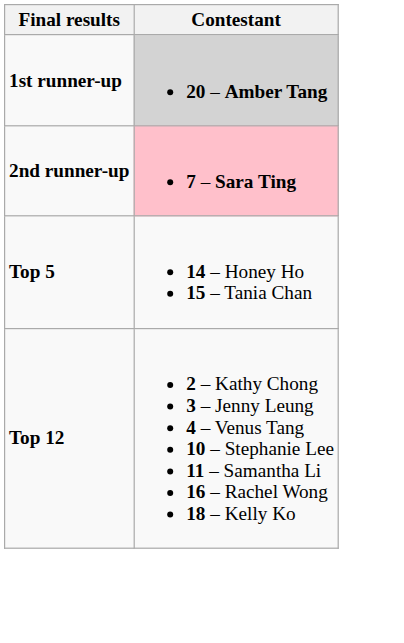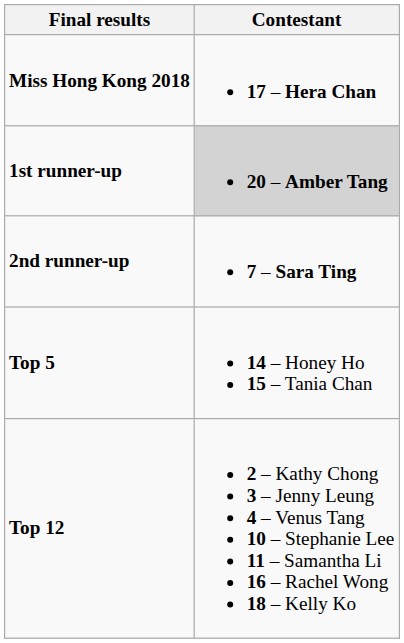+ row: (99, 80)
(236, 182) pink background -> (297, 272) no background
